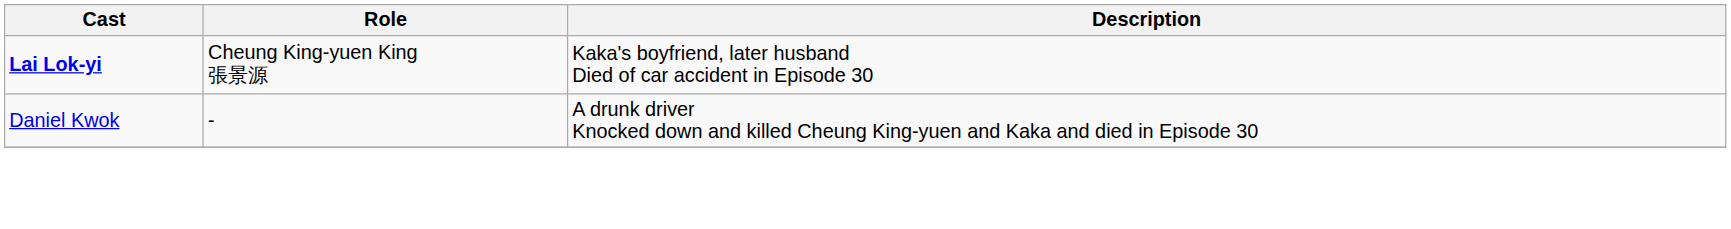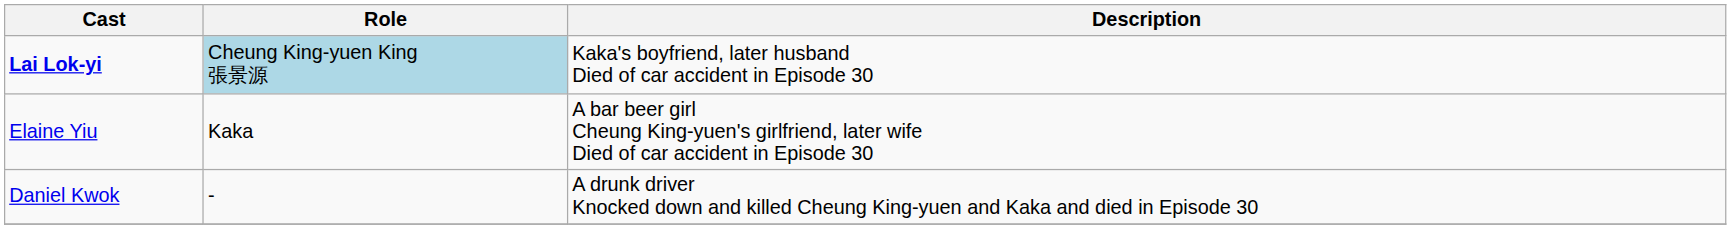(313, 63) no background -> (313, 63) lightblue background
+ row: (53, 131)
